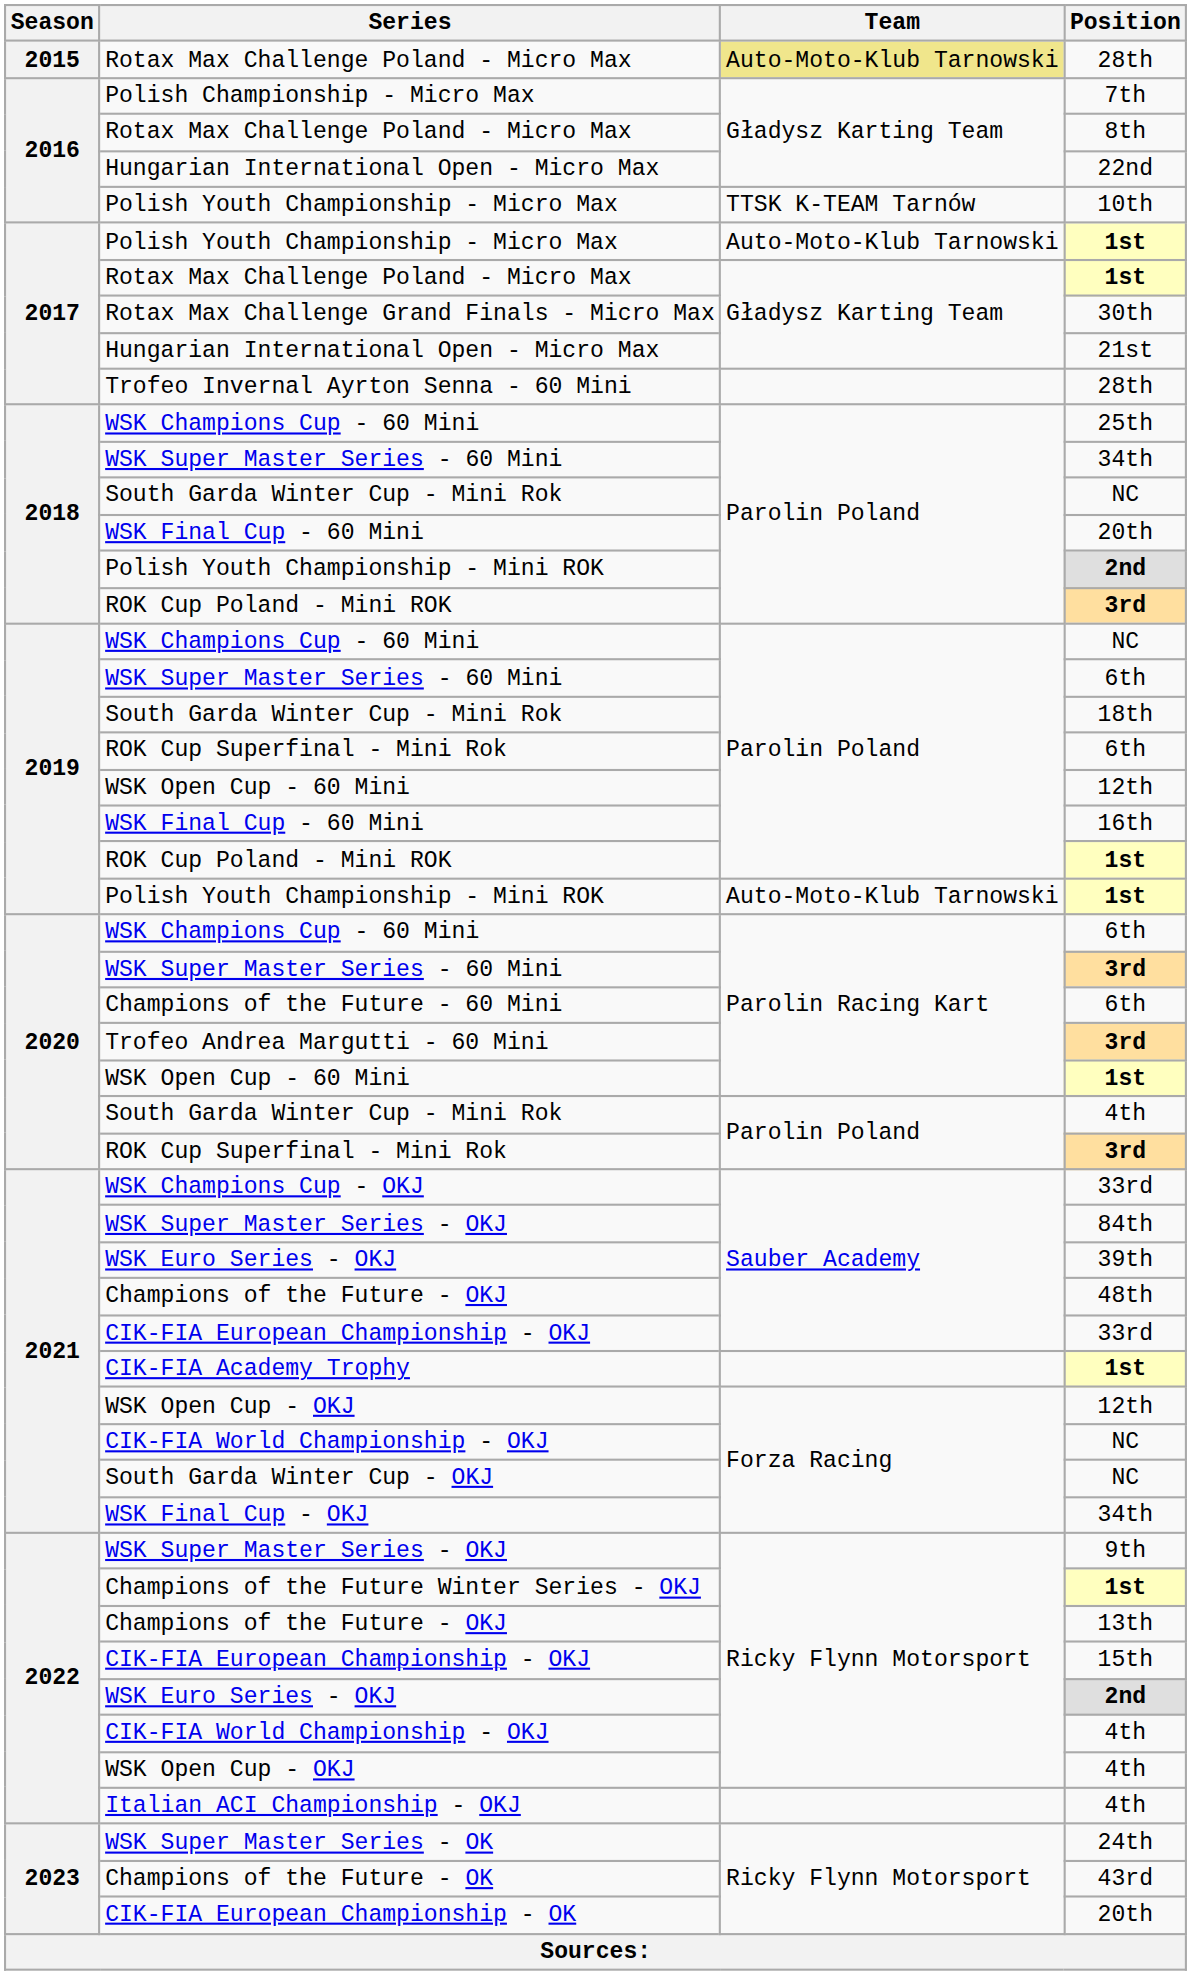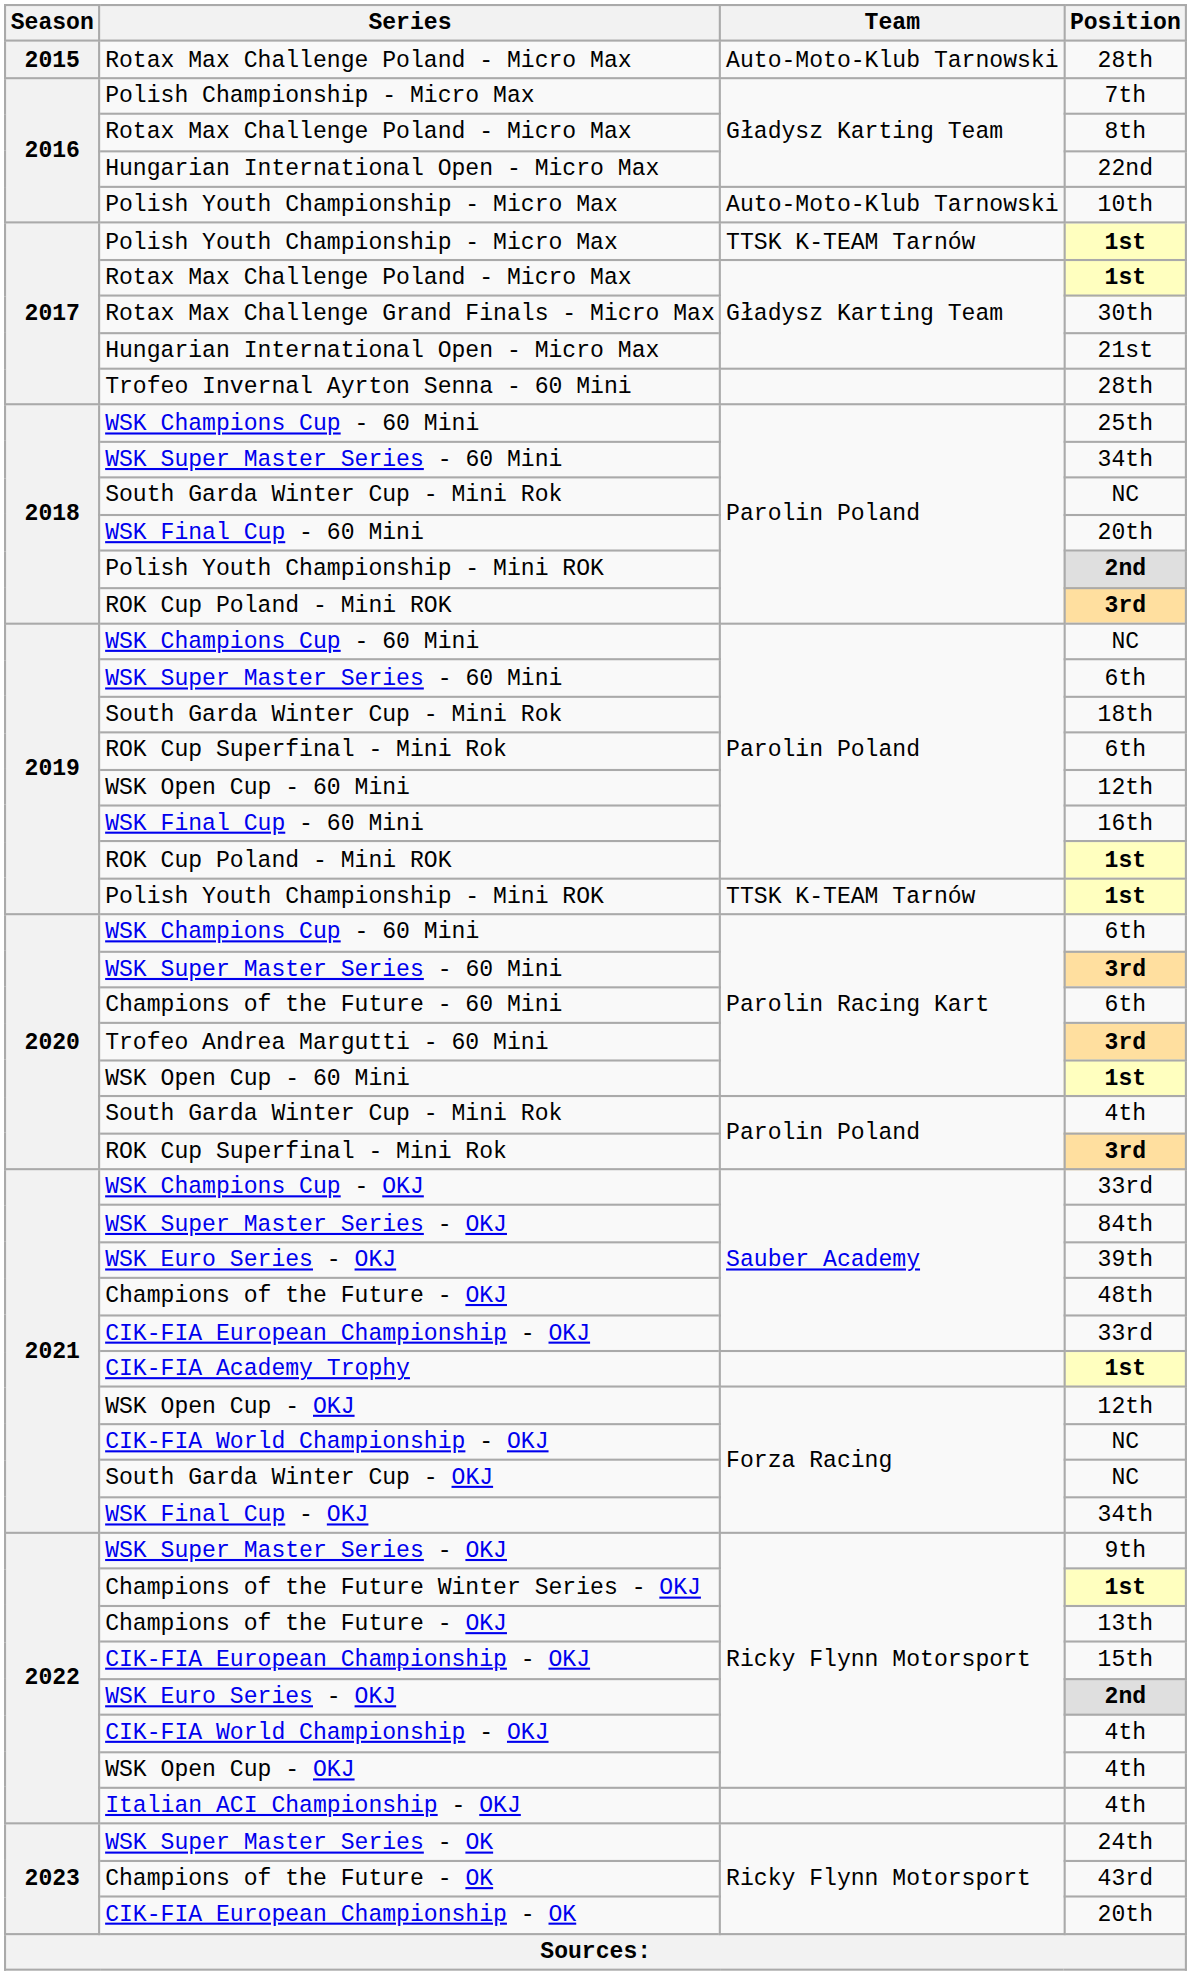(892, 60) khaki background -> (892, 60) no background
(851, 205) TTSK K-TEAM Tarnów -> (892, 205) Auto-Moto-Klub Tarnowski
(892, 242) Auto-Moto-Klub Tarnowski -> (851, 242) TTSK K-TEAM Tarnów
(892, 896) Auto-Moto-Klub Tarnowski -> (851, 896) TTSK K-TEAM Tarnów
